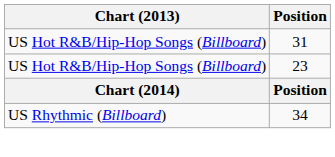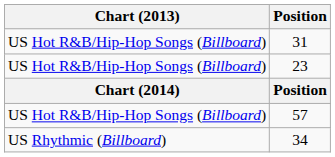+ row: (300, 115)
